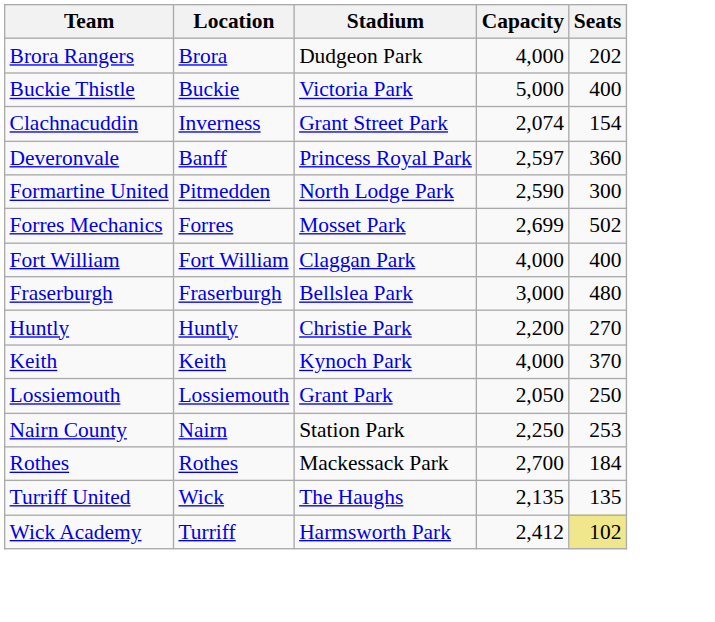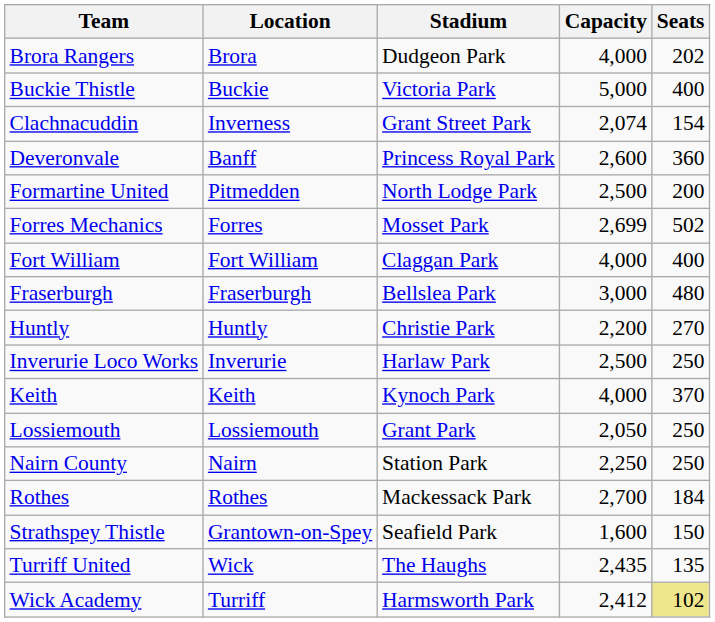(540, 157) 2,597 -> (623, 157) 2,600
(540, 191) 2,590 -> (623, 191) 2,500
(605, 191) 300 -> (688, 191) 200
+ row: (104, 361)
(605, 429) 253 -> (688, 463) 250
+ row: (87, 531)
(540, 497) 2,135 -> (623, 565) 2,435
